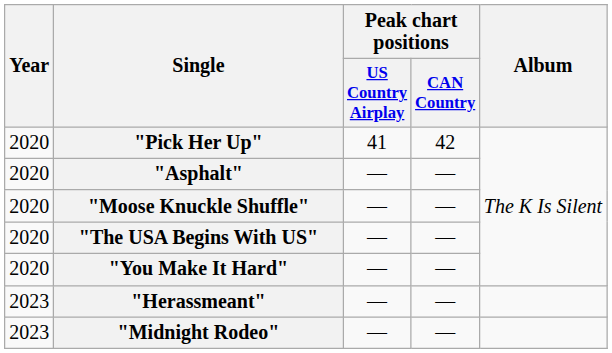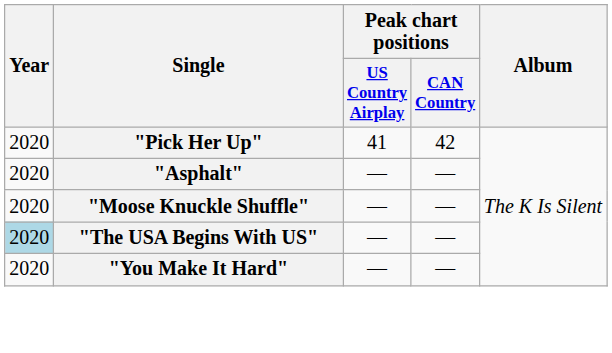(29, 237) no background -> (29, 237) lightblue background
- row: (198, 301)
- row: (198, 332)
